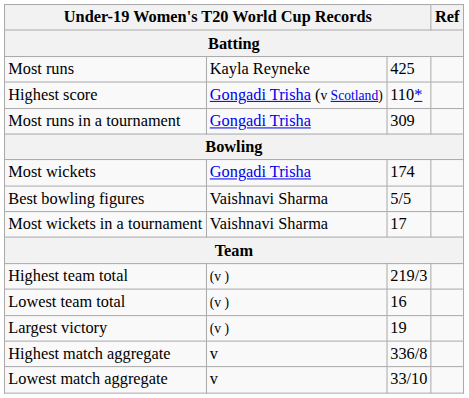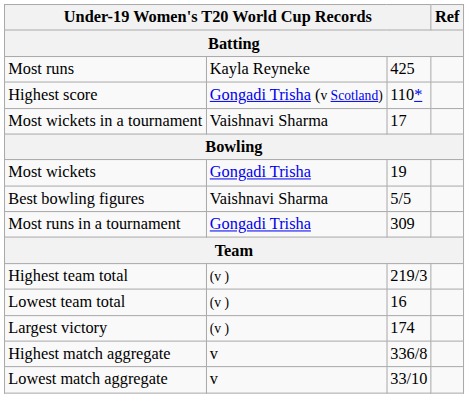rows swapped: (94, 120) <-> (105, 224)
(403, 172) 174 -> (398, 172) 19
(398, 328) 19 -> (403, 328) 174
